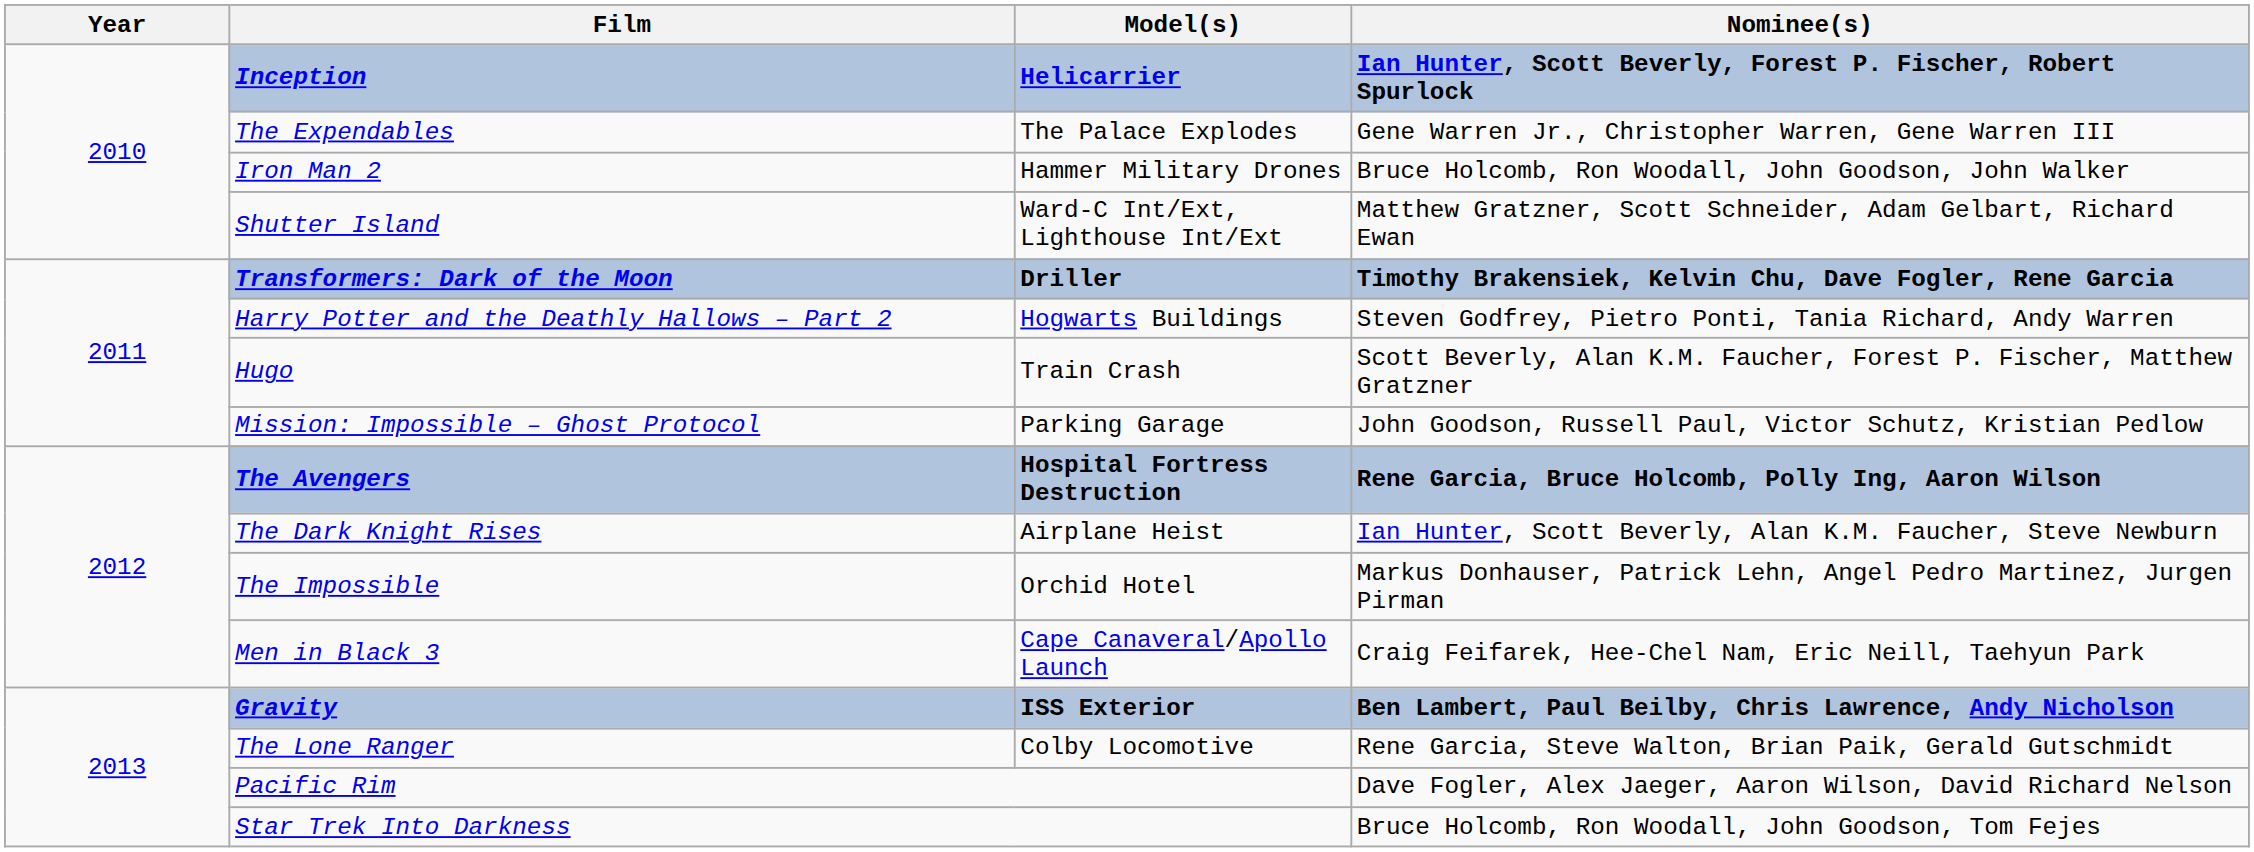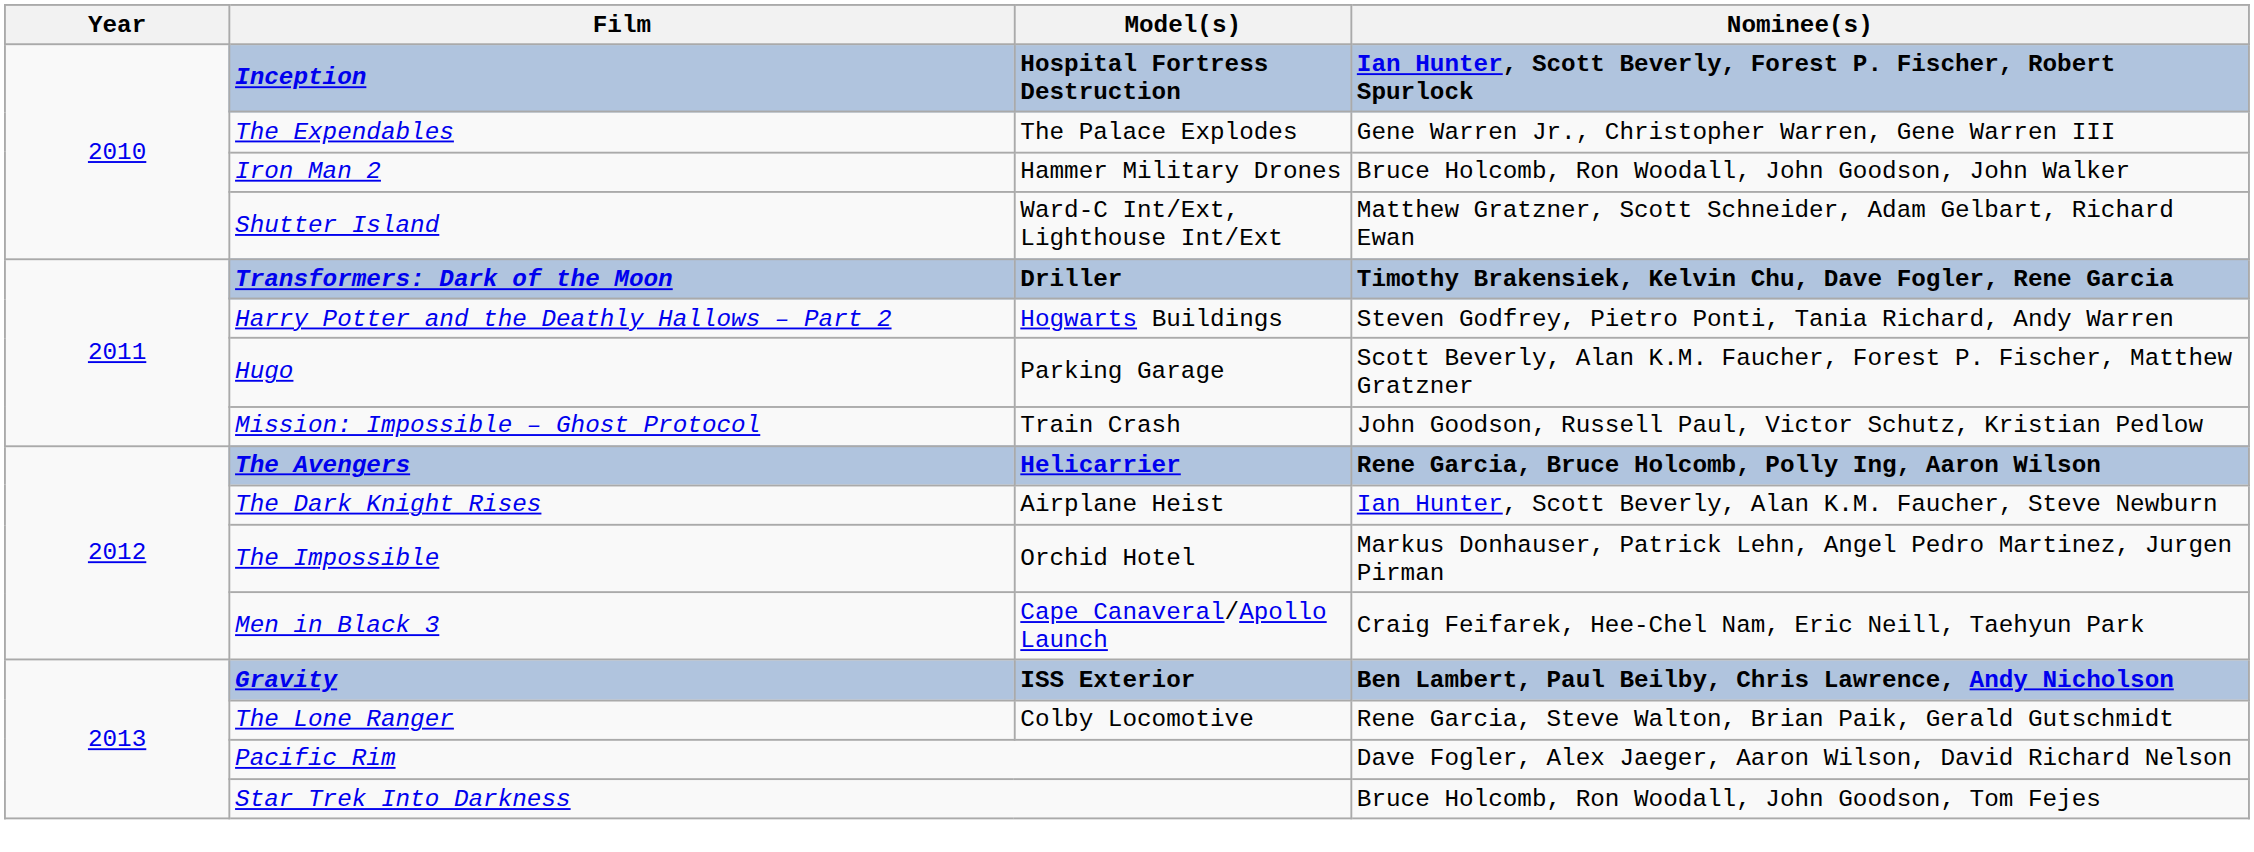(1101, 78) Helicarrier -> (1144, 78) Hospital Fortress Destruction
(1101, 372) Train Crash -> (1122, 372) Parking Garage
(1122, 426) Parking Garage -> (1101, 426) Train Crash
(1144, 480) Hospital Fortress Destruction -> (1101, 465) Helicarrier
